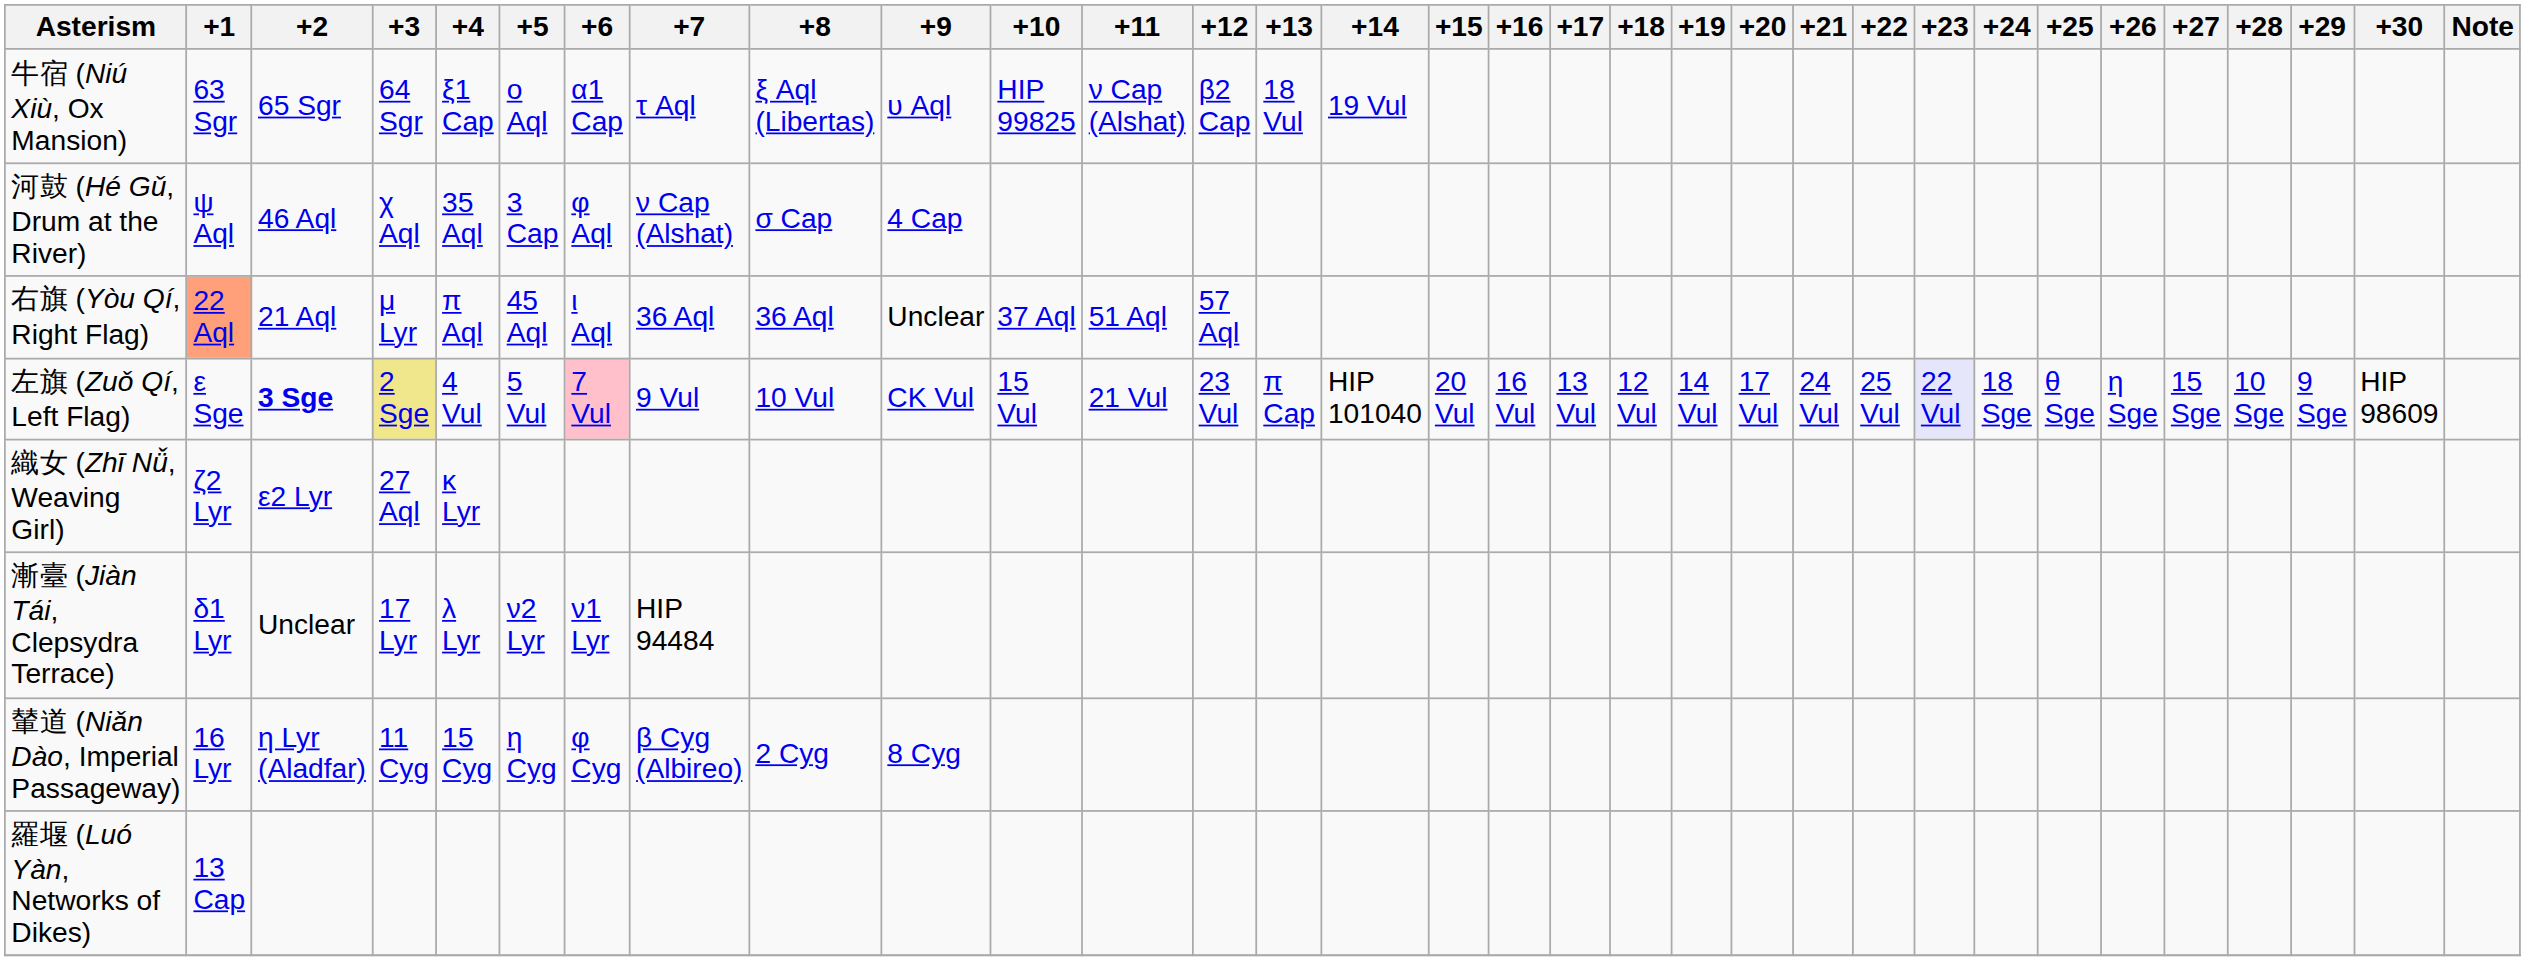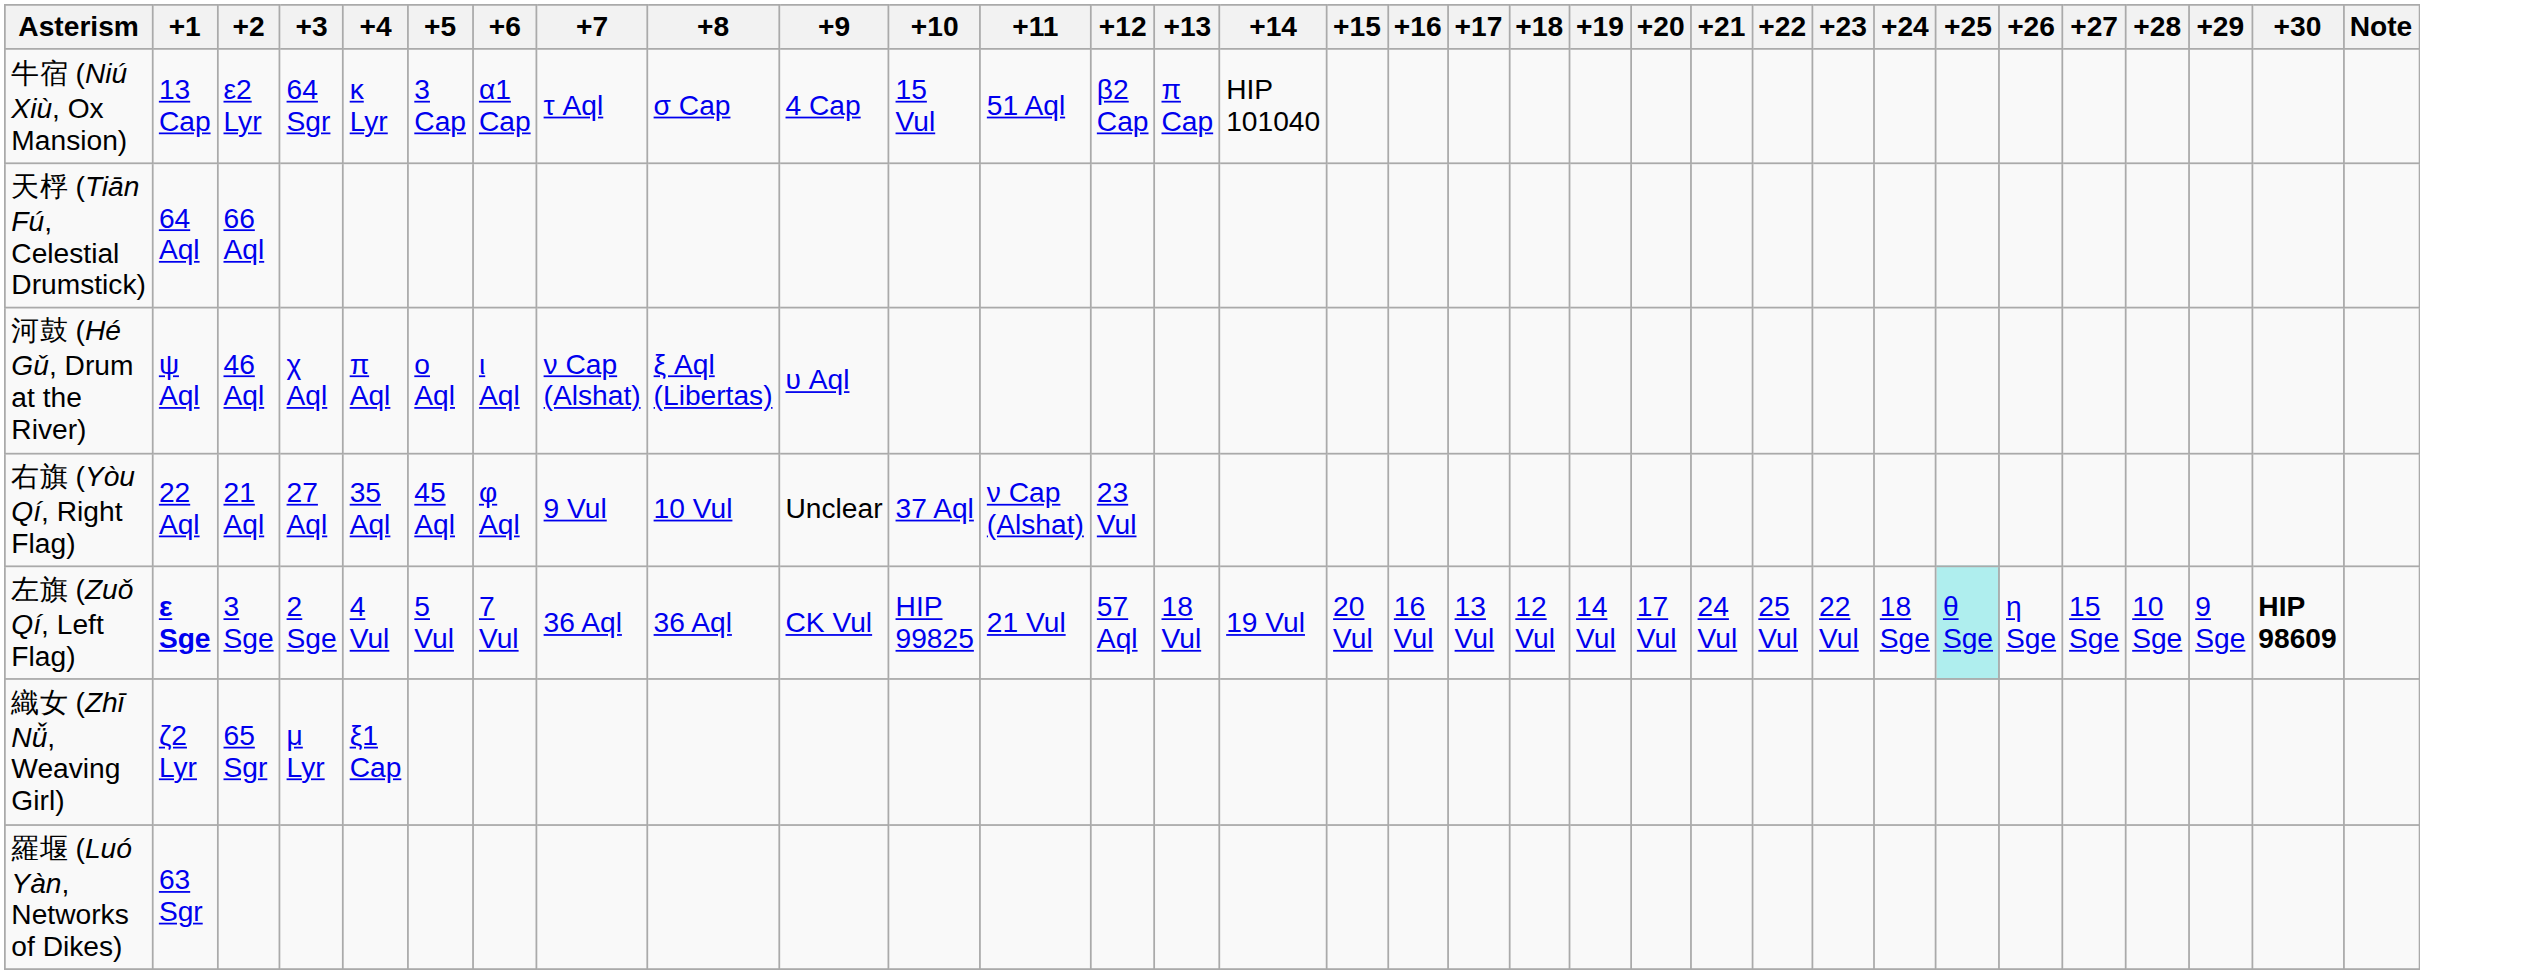(215, 105) 63 Sgr -> (185, 105) 13 Cap
(300, 105) 65 Sgr -> (243, 105) ε2 Lyr
(468, 105) ξ1 Cap -> (369, 105) κ Lyr
(527, 105) ο Aql -> (440, 105) 3 Cap
(815, 105) ξ Aql (Libertas) -> (692, 105) σ Cap
(919, 105) υ Aql -> (823, 105) 4 Cap
(1037, 105) HIP 99825 -> (915, 105) 15 Vul
(1137, 105) ν Cap (Alshat) -> (1026, 105) 51 Aql
(1283, 105) 18 Vul -> (1187, 105) π Cap
(1367, 105) 19 Vul -> (1273, 105) HIP 101040
+ row: (79, 235)
(462, 219) 35 Aql -> (370, 379) π Aql
(533, 219) 3 Cap -> (435, 379) ο Aql
(592, 219) φ Aql -> (499, 379) ι Aql
(794, 219) σ Cap -> (713, 379) ξ Aql (Libertas)
(925, 219) 4 Cap -> (817, 379) υ Aql
(214, 316) lightsalmon background -> (179, 509) no background
(398, 316) μ Lyr -> (307, 509) 27 Aql
(462, 316) π Aql -> (370, 509) 35 Aql
(592, 316) ι Aql -> (499, 509) φ Aql
(675, 316) 36 Aql -> (575, 509) 9 Vul
(795, 316) 36 Aql -> (693, 509) 10 Vul
(1128, 316) 51 Aql -> (1035, 509) ν Cap (Alshat)
(1219, 316) 57 Aql -> (1117, 509) 23 Vul
(218, 398) normal -> (185, 622) bold
(296, 398) bold -> (249, 622) normal
(404, 398) khaki background -> (312, 622) no background
(591, 398) pink background -> (499, 622) no background
(668, 398) 9 Vul -> (583, 622) 36 Aql
(795, 398) 10 Vul -> (693, 622) 36 Aql
(1017, 398) 15 Vul -> (935, 622) HIP 99825
(1218, 398) 23 Vul -> (1117, 622) 57 Aql
(1289, 398) π Cap -> (1181, 622) 18 Vul
(1375, 398) HIP 101040 -> (1266, 622) 19 Vul
(1941, 398) lavender background -> (1839, 622) no background
(2070, 398) no background -> (1968, 622) paleturquoise background
(2399, 398) normal -> (2298, 622) bold
(295, 495) ε2 Lyr -> (245, 751) 65 Sgr
(399, 495) 27 Aql -> (306, 751) μ Lyr
(461, 495) κ Lyr -> (376, 751) ξ1 Cap
- row: (75, 625)
- row: (96, 754)
(219, 883) 13 Cap -> (181, 896) 63 Sgr
